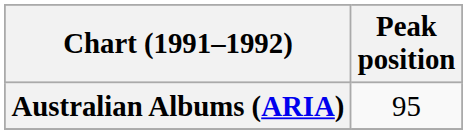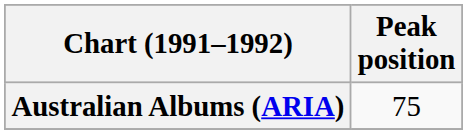(406, 105) 95 -> (406, 105) 75
